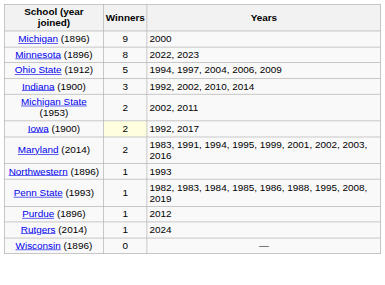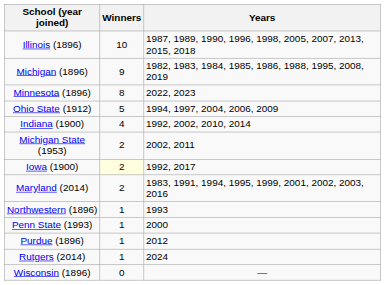+ row: (52, 44)
(160, 39) 2000 -> (255, 71) 1982, 1983, 1984, 1985, 1986, 1988, 1995, 2008, 2019
(125, 86) 3 -> (122, 124) 4
(258, 193) 1982, 1983, 1984, 1985, 1986, 1988, 1995, 2008, 2019 -> (157, 225) 2000
